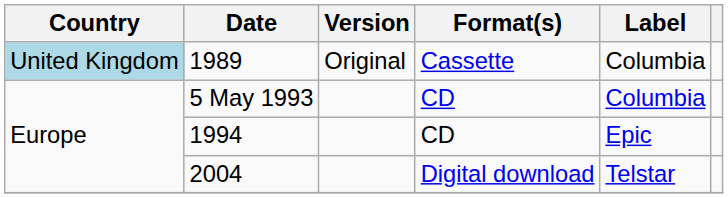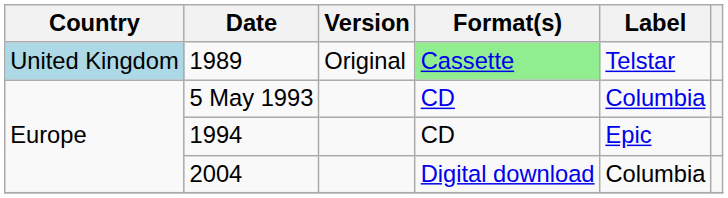(467, 60) no background -> (467, 60) lightgreen background
(655, 60) Columbia -> (640, 60) Telstar
(640, 173) Telstar -> (655, 173) Columbia
